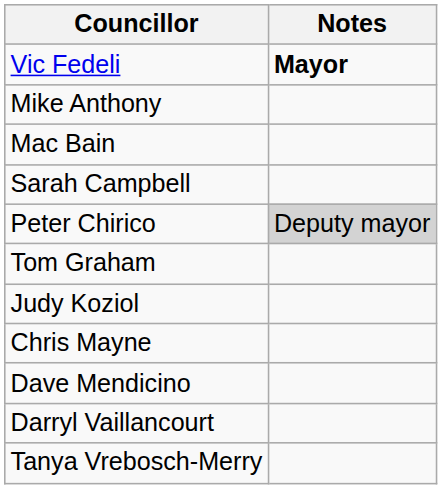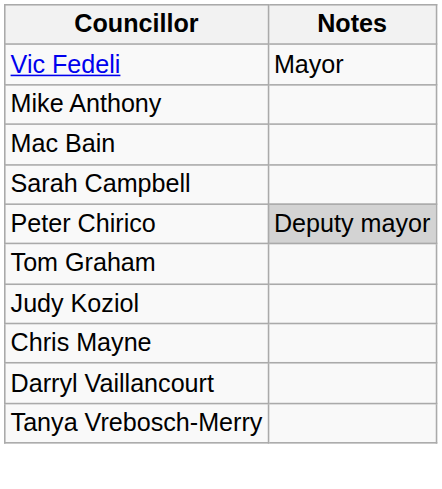(311, 64) bold -> (309, 64) normal
- row: (101, 382)
